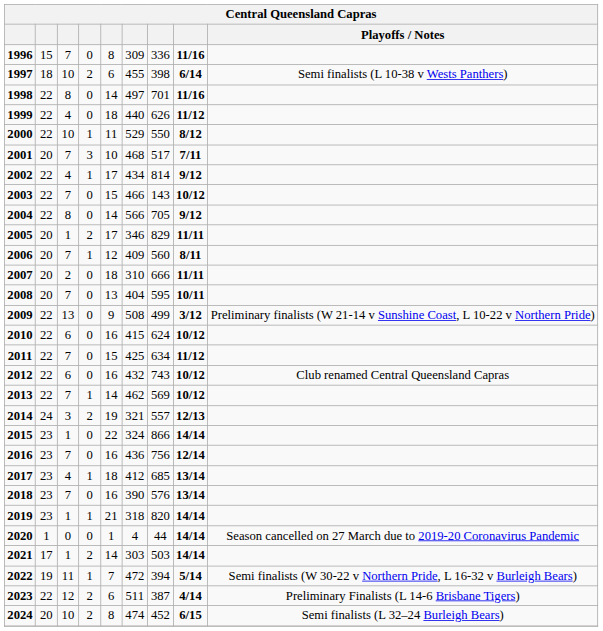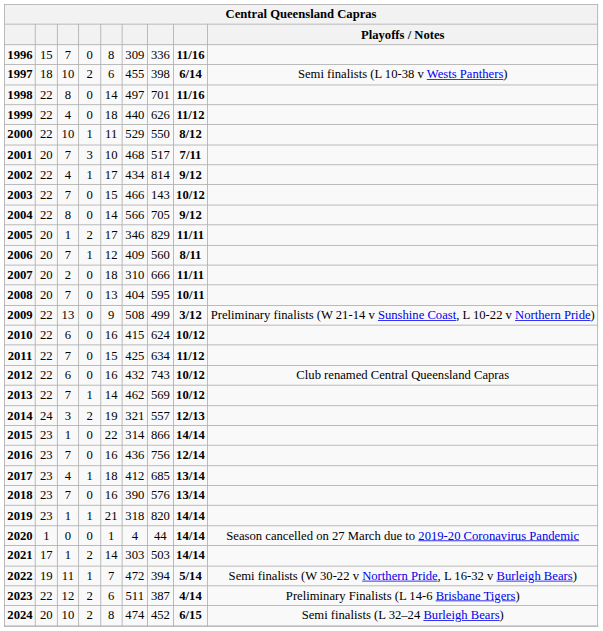(135, 435) 324 -> (135, 435) 314
